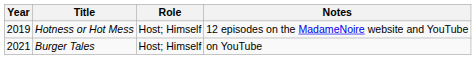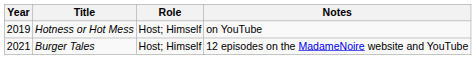(337, 29) 12 episodes on the MadameNoire website and YouTube -> (234, 29) on YouTube
(234, 46) on YouTube -> (337, 46) 12 episodes on the MadameNoire website and YouTube
